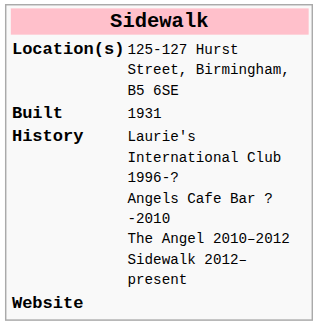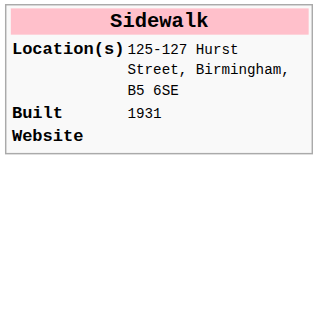- row: (48, 137)
